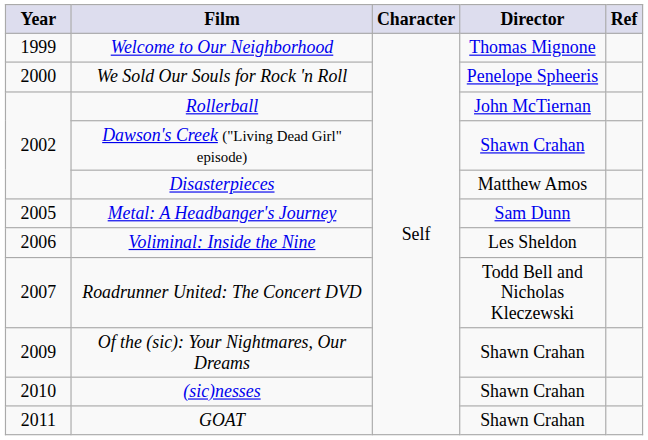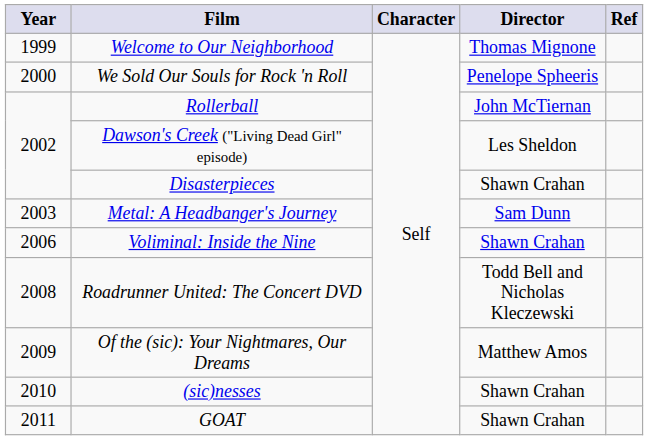(532, 145) Shawn Crahan -> (532, 145) Les Sheldon
(532, 184) Matthew Amos -> (532, 184) Shawn Crahan
(38, 213) 2005 -> (38, 213) 2003
(532, 242) Les Sheldon -> (532, 242) Shawn Crahan
(38, 292) 2007 -> (38, 292) 2008
(532, 352) Shawn Crahan -> (532, 352) Matthew Amos
